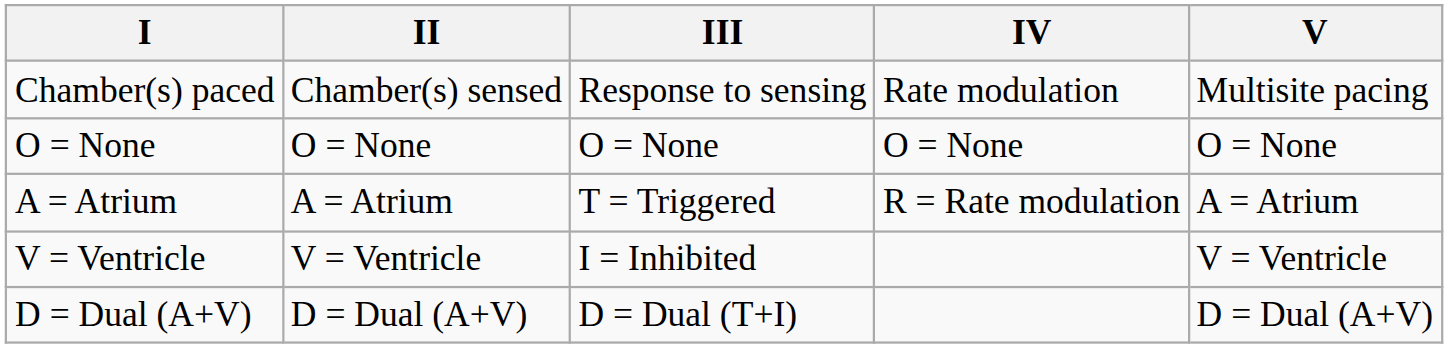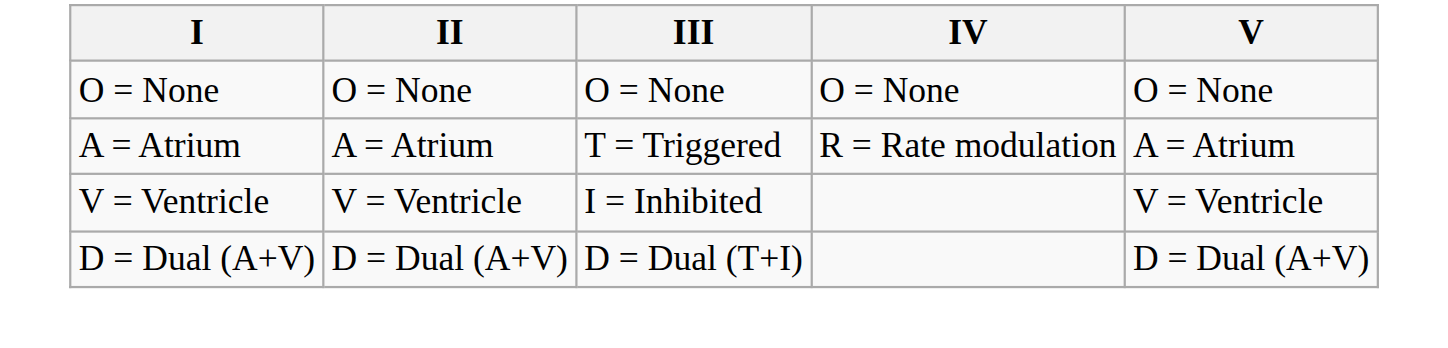- row: (145, 88)
